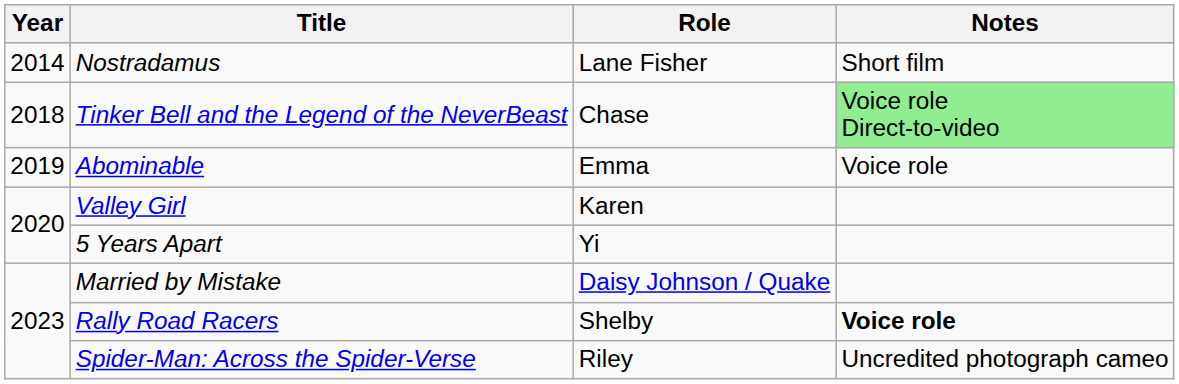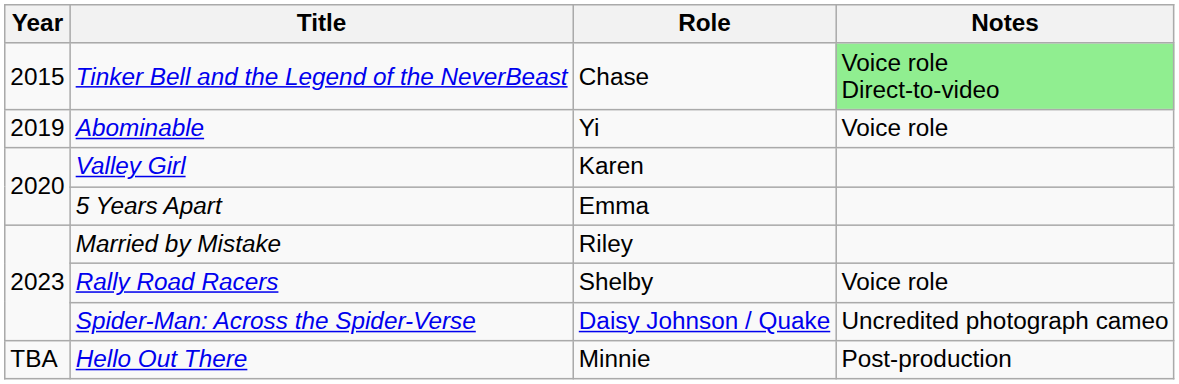- row: (148, 62)
(37, 114) 2018 -> (37, 76) 2015
(614, 166) Emma -> (589, 128) Yi
(589, 243) Yi -> (614, 205) Emma
(705, 282) Daisy Johnson / Quake -> (606, 243) Riley
(899, 321) bold -> (895, 282) normal
(606, 359) Riley -> (705, 321) Daisy Johnson / Quake
+ row: (162, 359)
